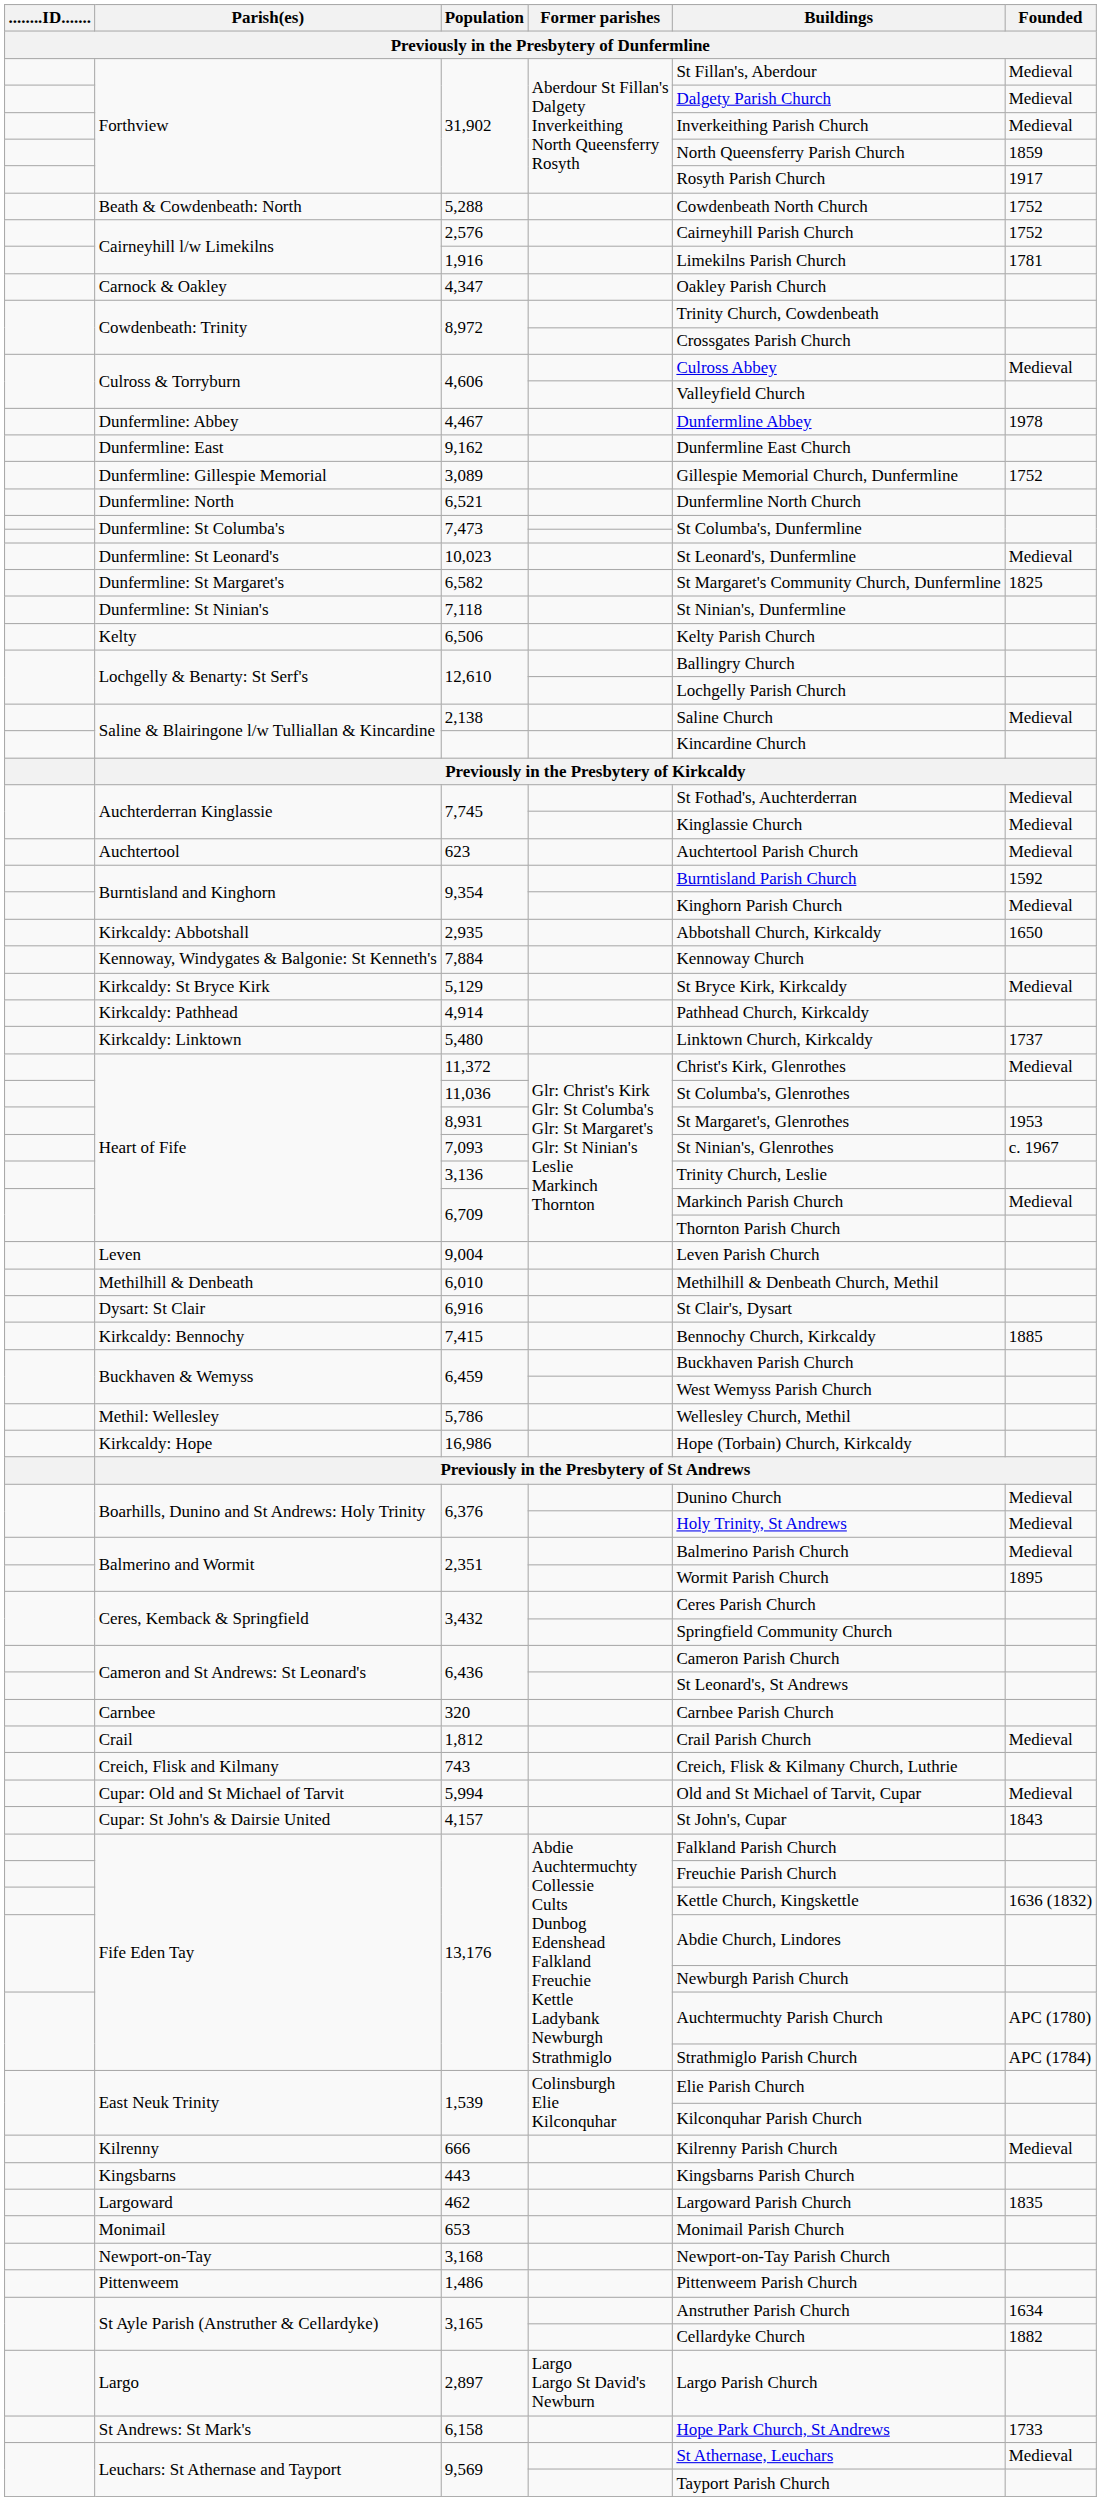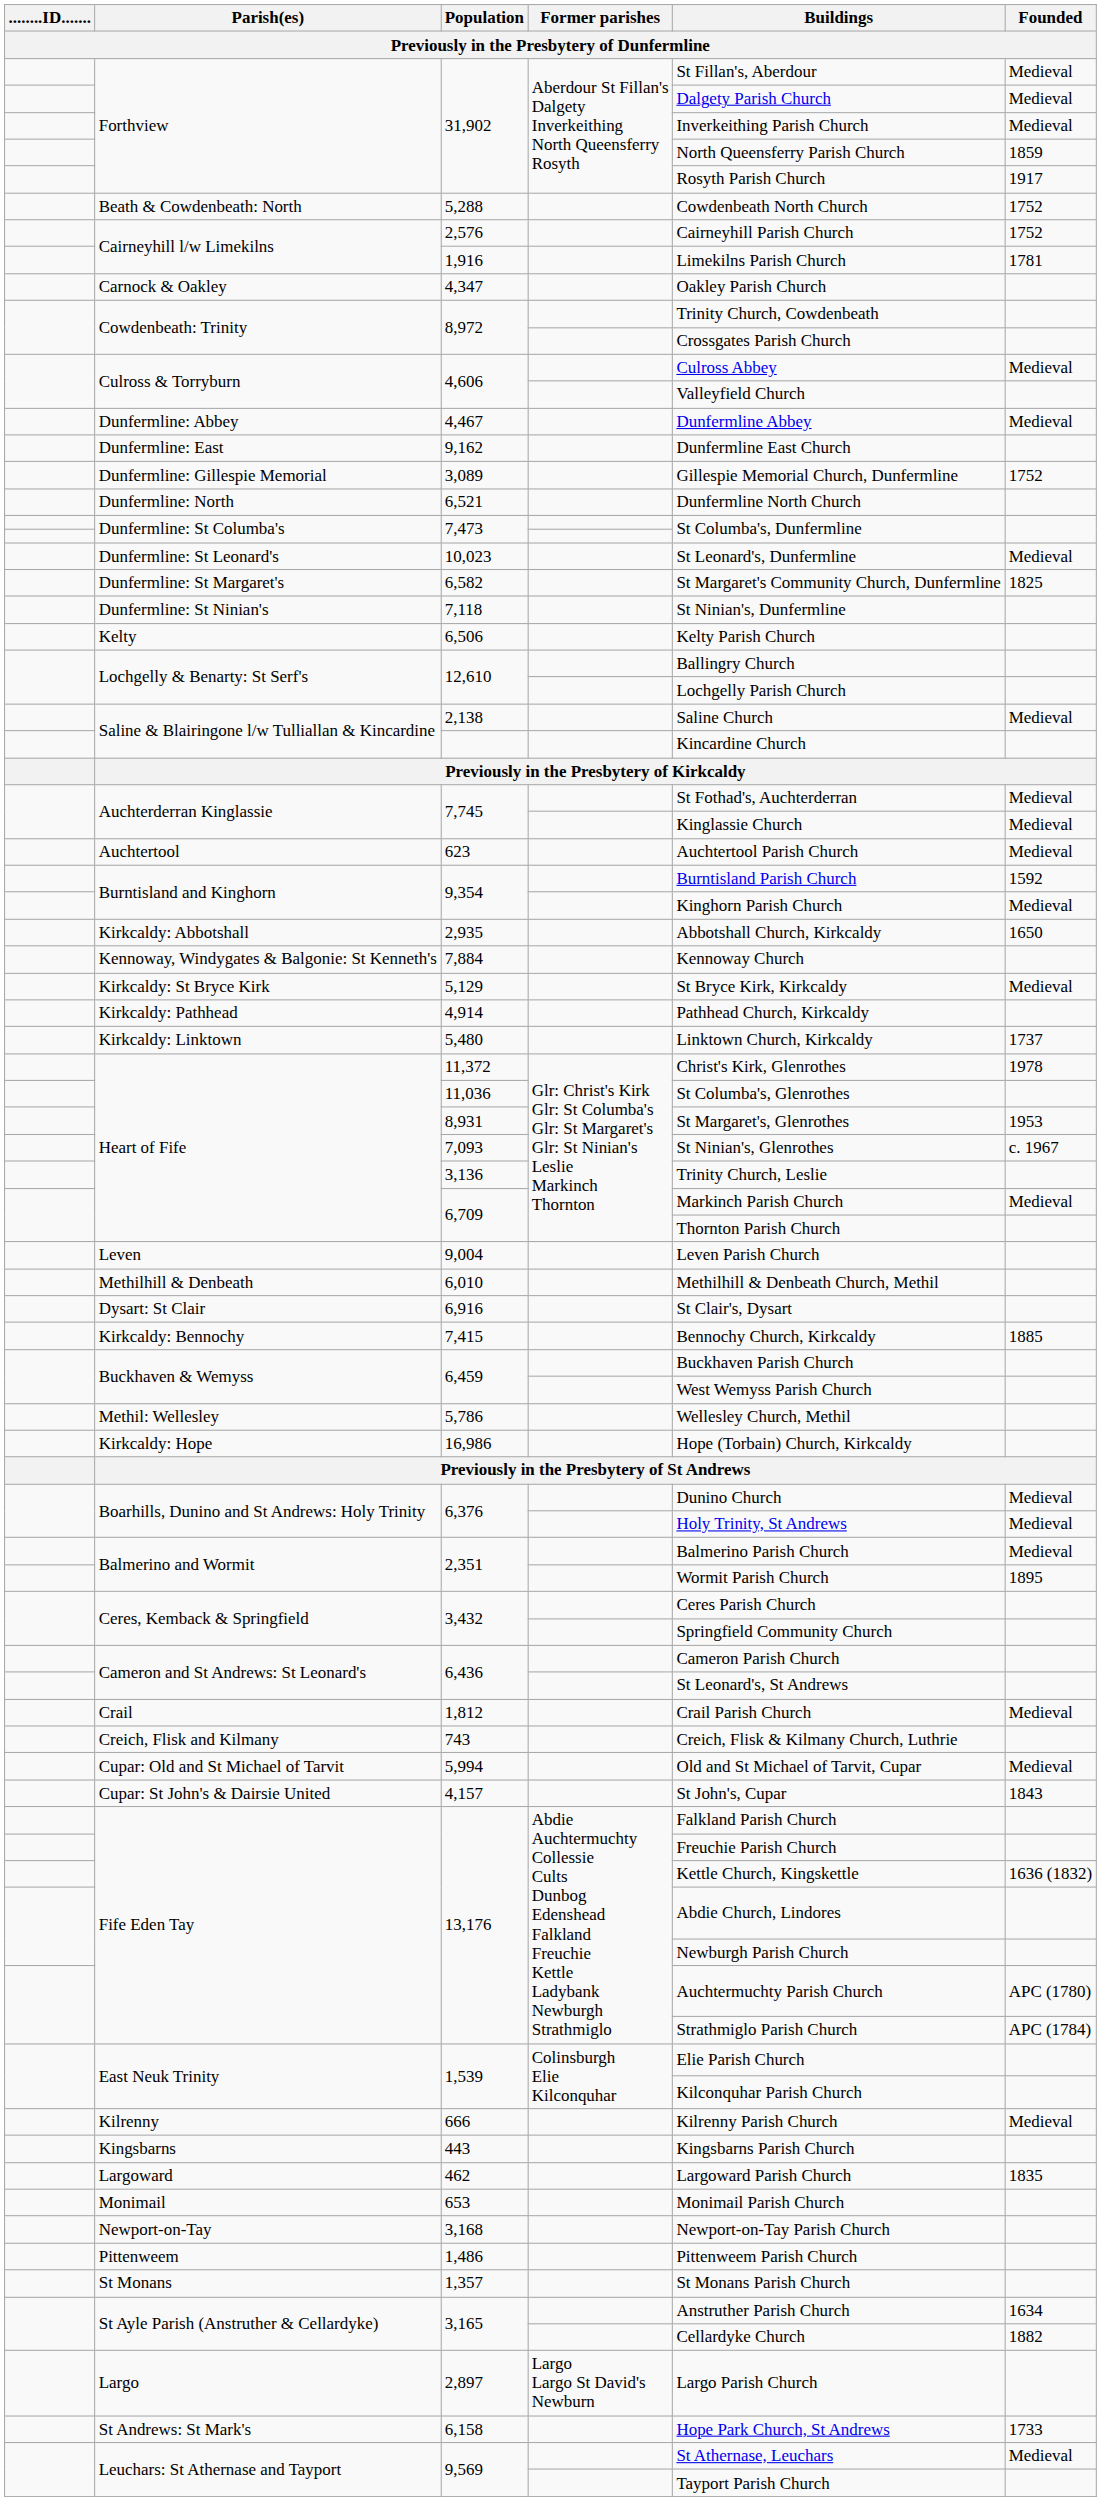(1026, 421) 1978 -> (1041, 421) Medieval
(1041, 1066) Medieval -> (1026, 1066) 1978
- row: (127, 1712)
+ row: (135, 2283)
